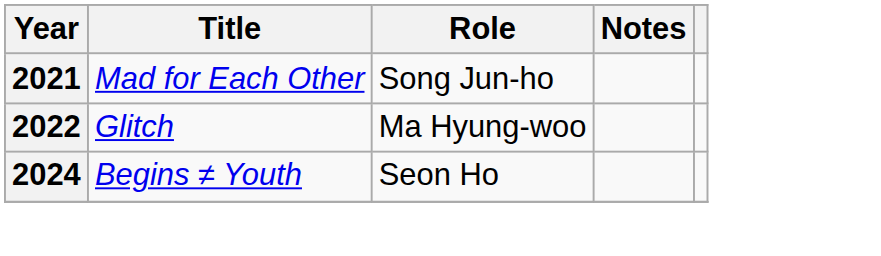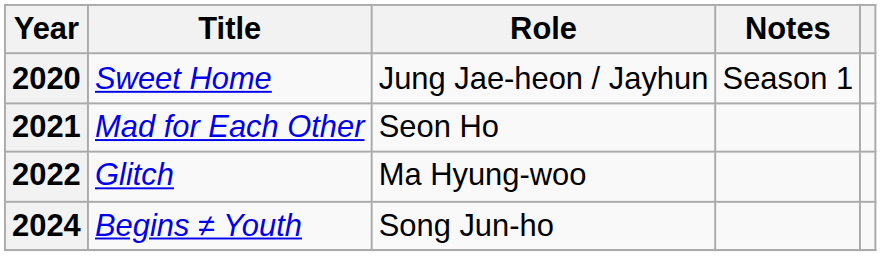+ row: (46, 77)
(466, 77) Song Jun-ho -> (439, 126) Seon Ho
(439, 175) Seon Ho -> (466, 224) Song Jun-ho
